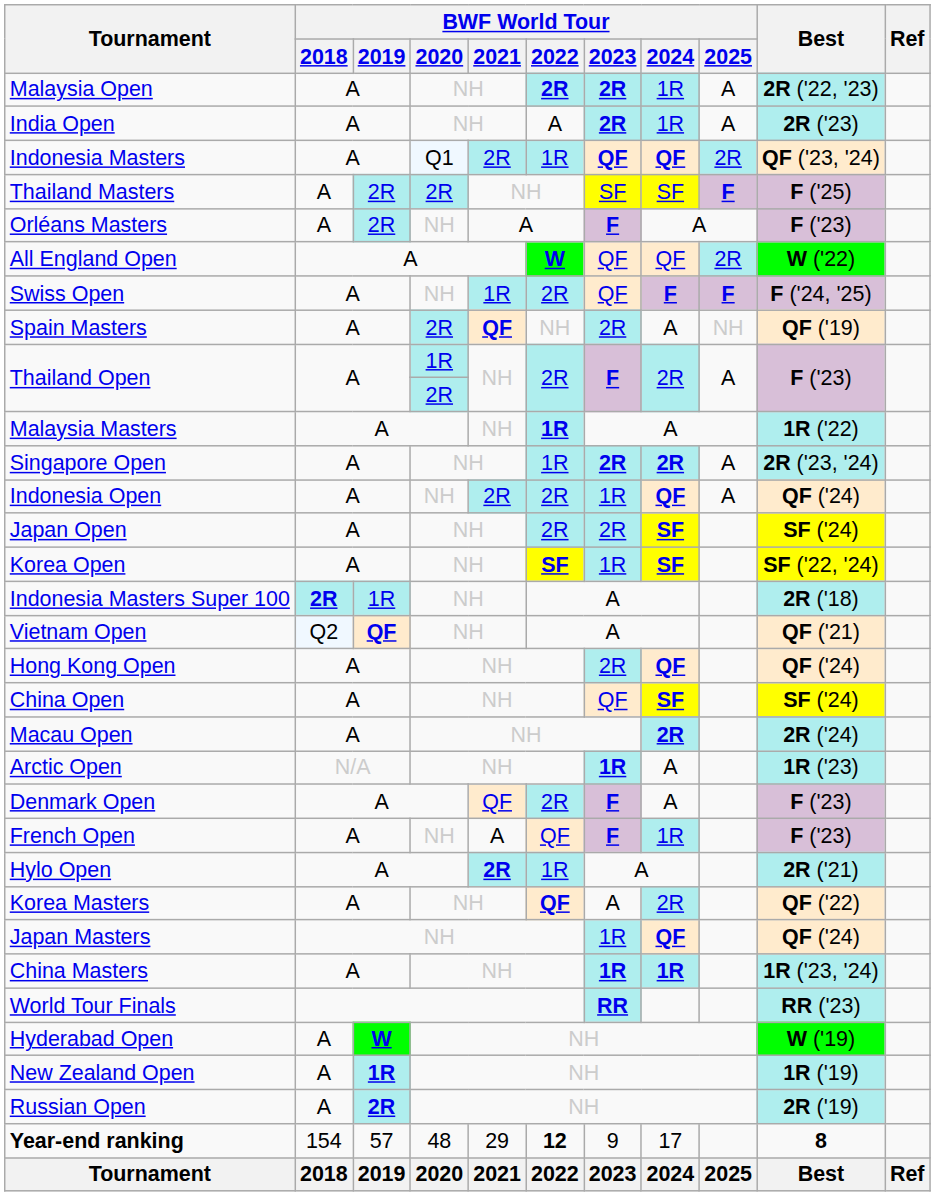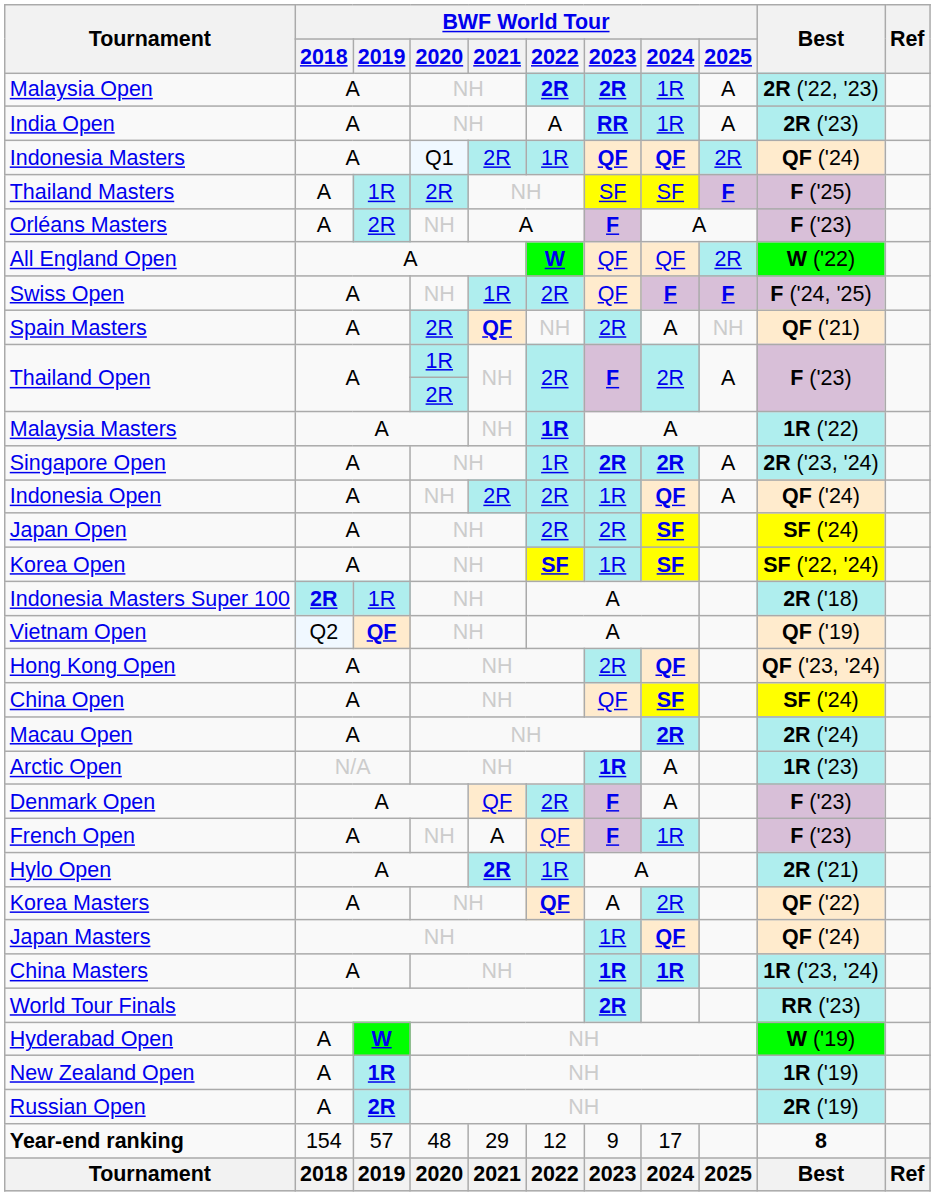(613, 124) 2R -> (613, 124) RR
(821, 158) QF ('23, '24) -> (821, 158) QF ('24)
(382, 192) 2R -> (382, 192) 1R
(821, 327) QF ('19) -> (821, 327) QF ('21)
(821, 632) QF ('21) -> (821, 632) QF ('19)
(821, 666) QF ('24) -> (821, 666) QF ('23, '24)
(613, 1005) RR -> (613, 1005) 2R
(555, 1141) bold -> (555, 1141) normal
